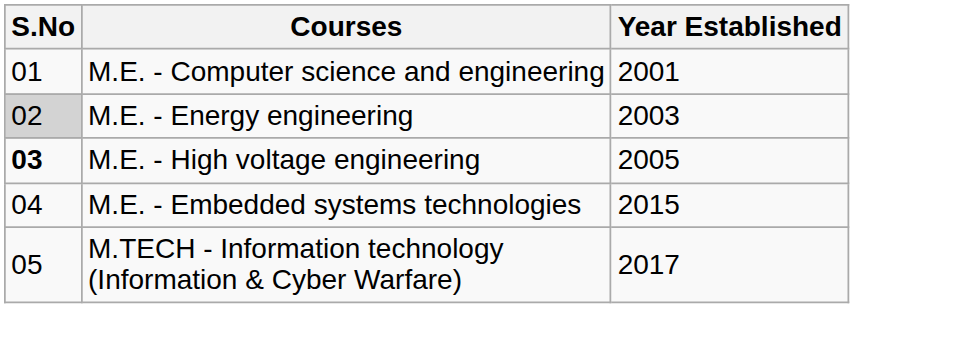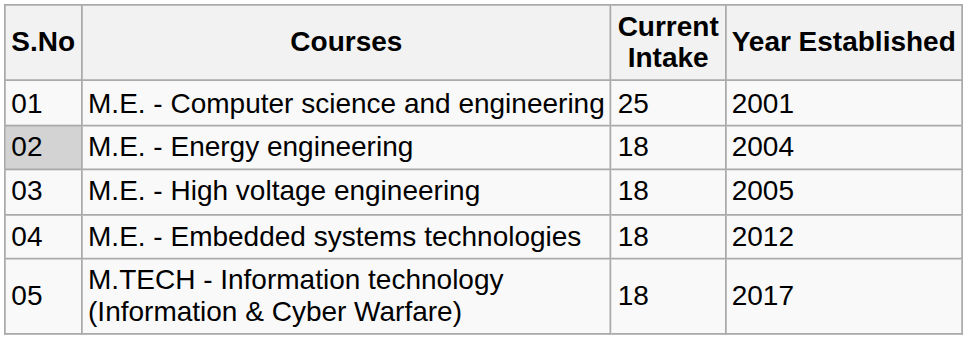+ column: (668, 42)
(649, 115) 2003 -> (763, 147) 2004
(27, 159) bold -> (27, 191) normal
(649, 204) 2015 -> (763, 235) 2012
